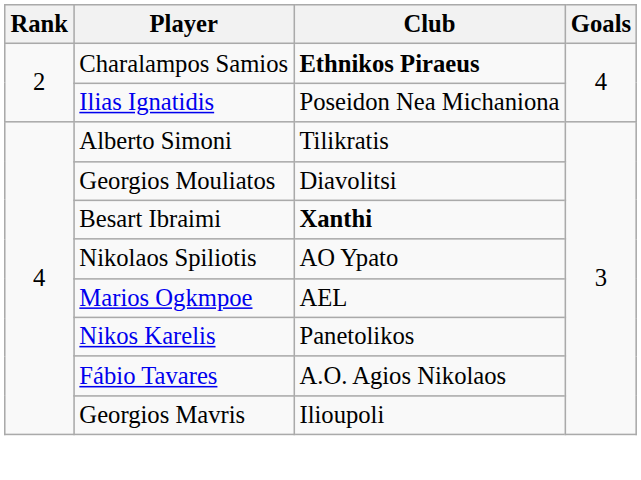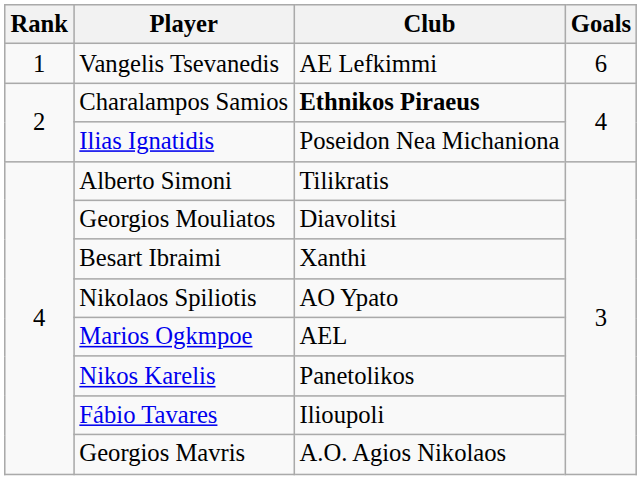+ row: (179, 63)
(336, 219) bold -> (333, 258) normal
(403, 375) A.O. Agios Nikolaos -> (342, 414) Ilioupoli
(342, 414) Ilioupoli -> (403, 453) A.O. Agios Nikolaos
